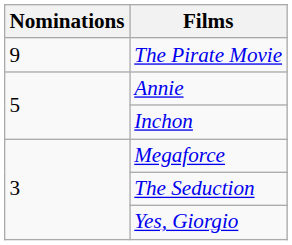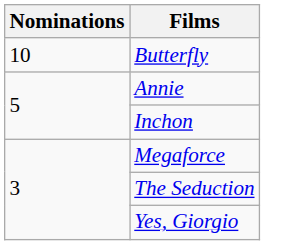+ row: (171, 54)
- row: (208, 54)
